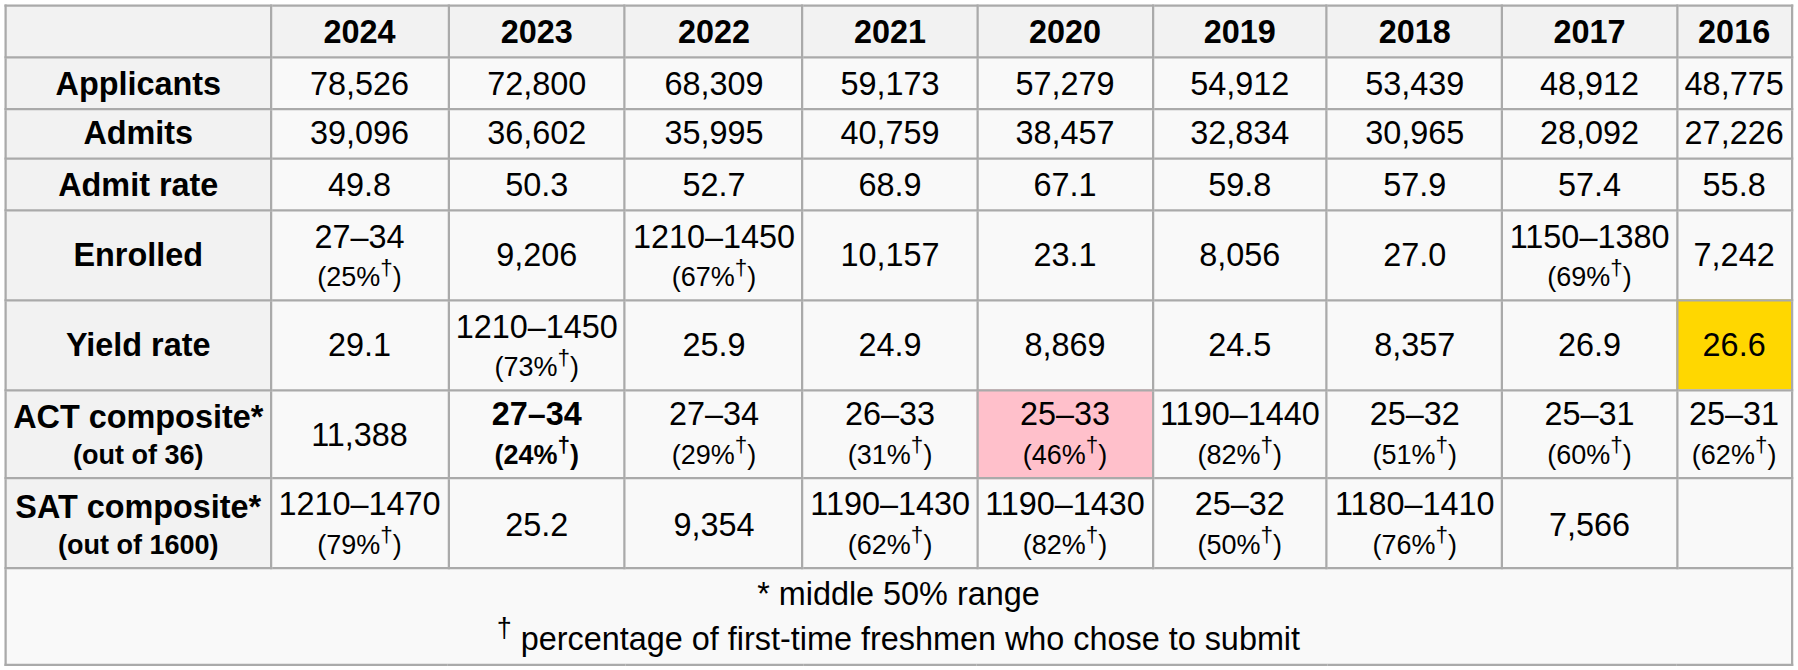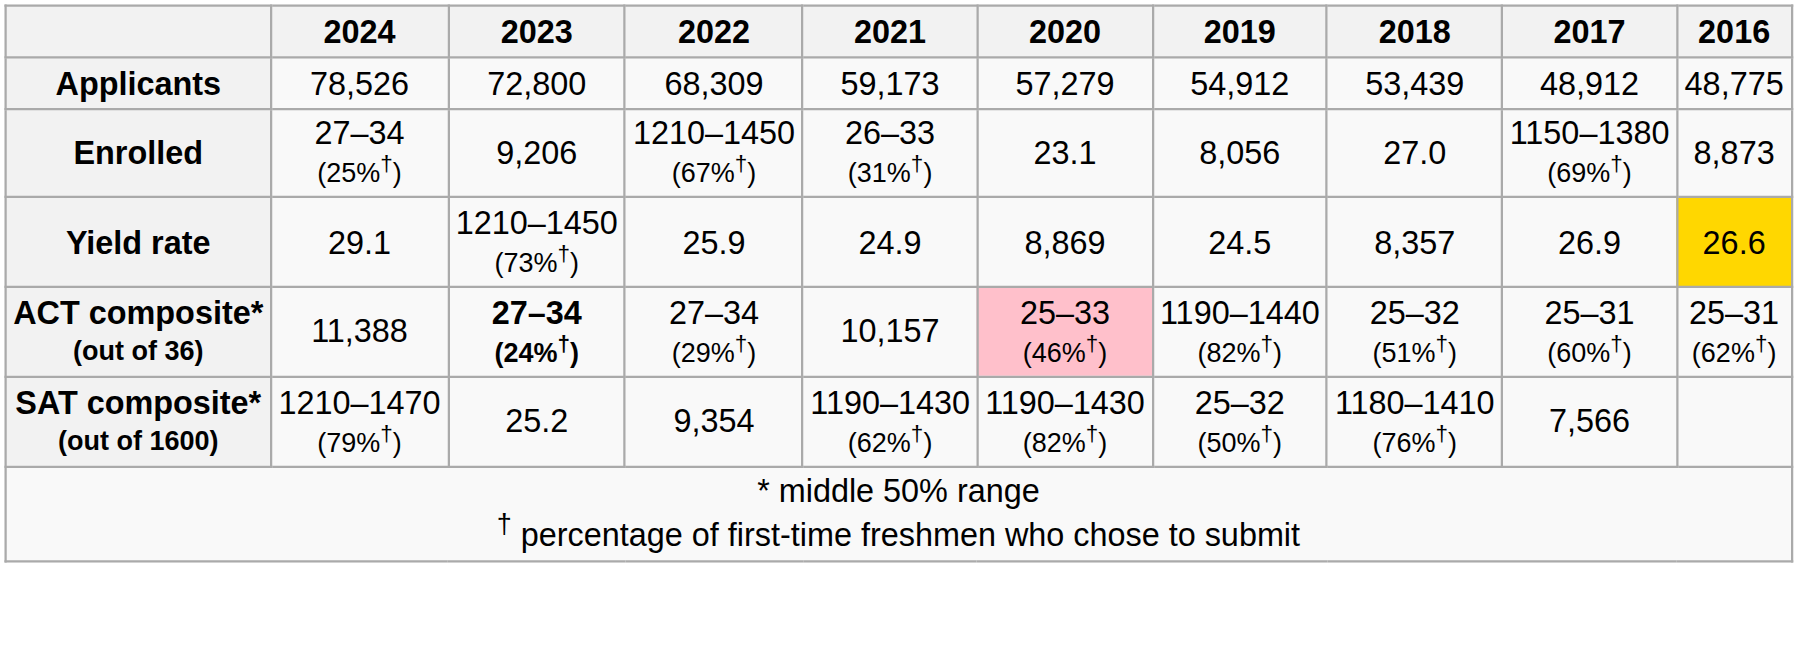- row: (138, 134)
- row: (138, 185)
(890, 255) 10,157 -> (890, 153) 26–33 (31%†)
(1734, 255) 7,242 -> (1734, 153) 8,873
(890, 434) 26–33 (31%†) -> (890, 332) 10,157
